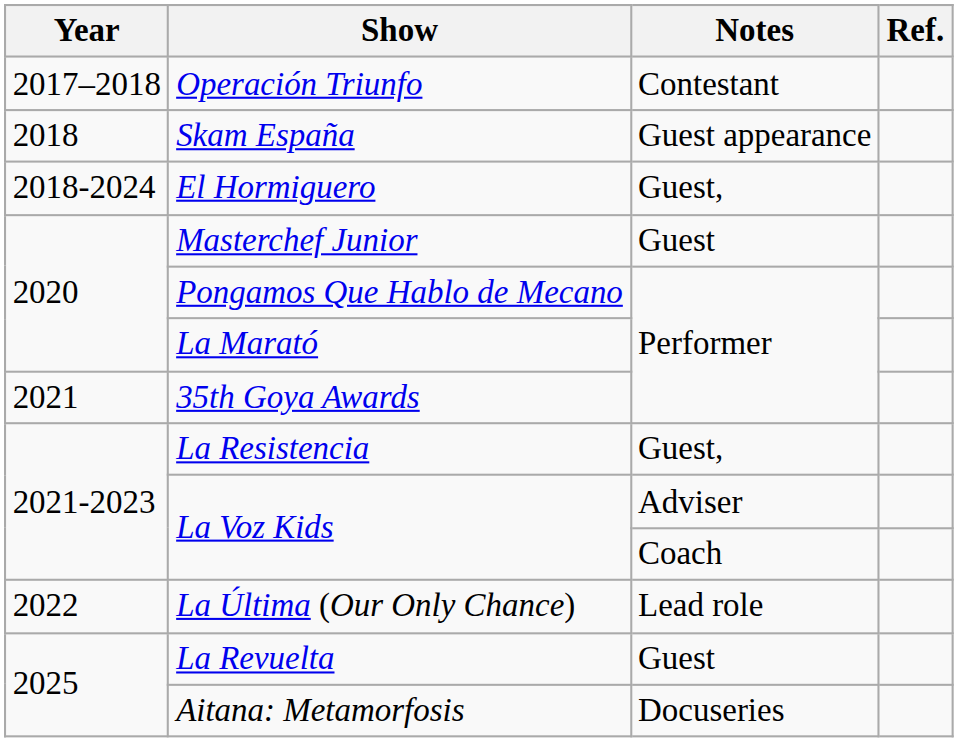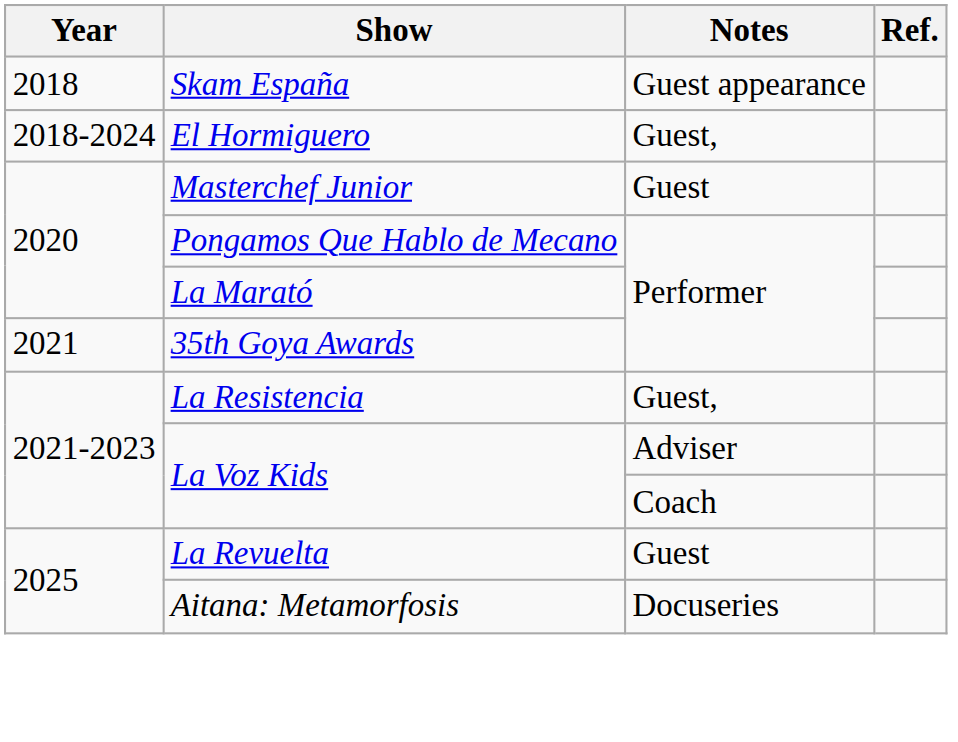- row: (299, 82)
- row: (376, 605)
